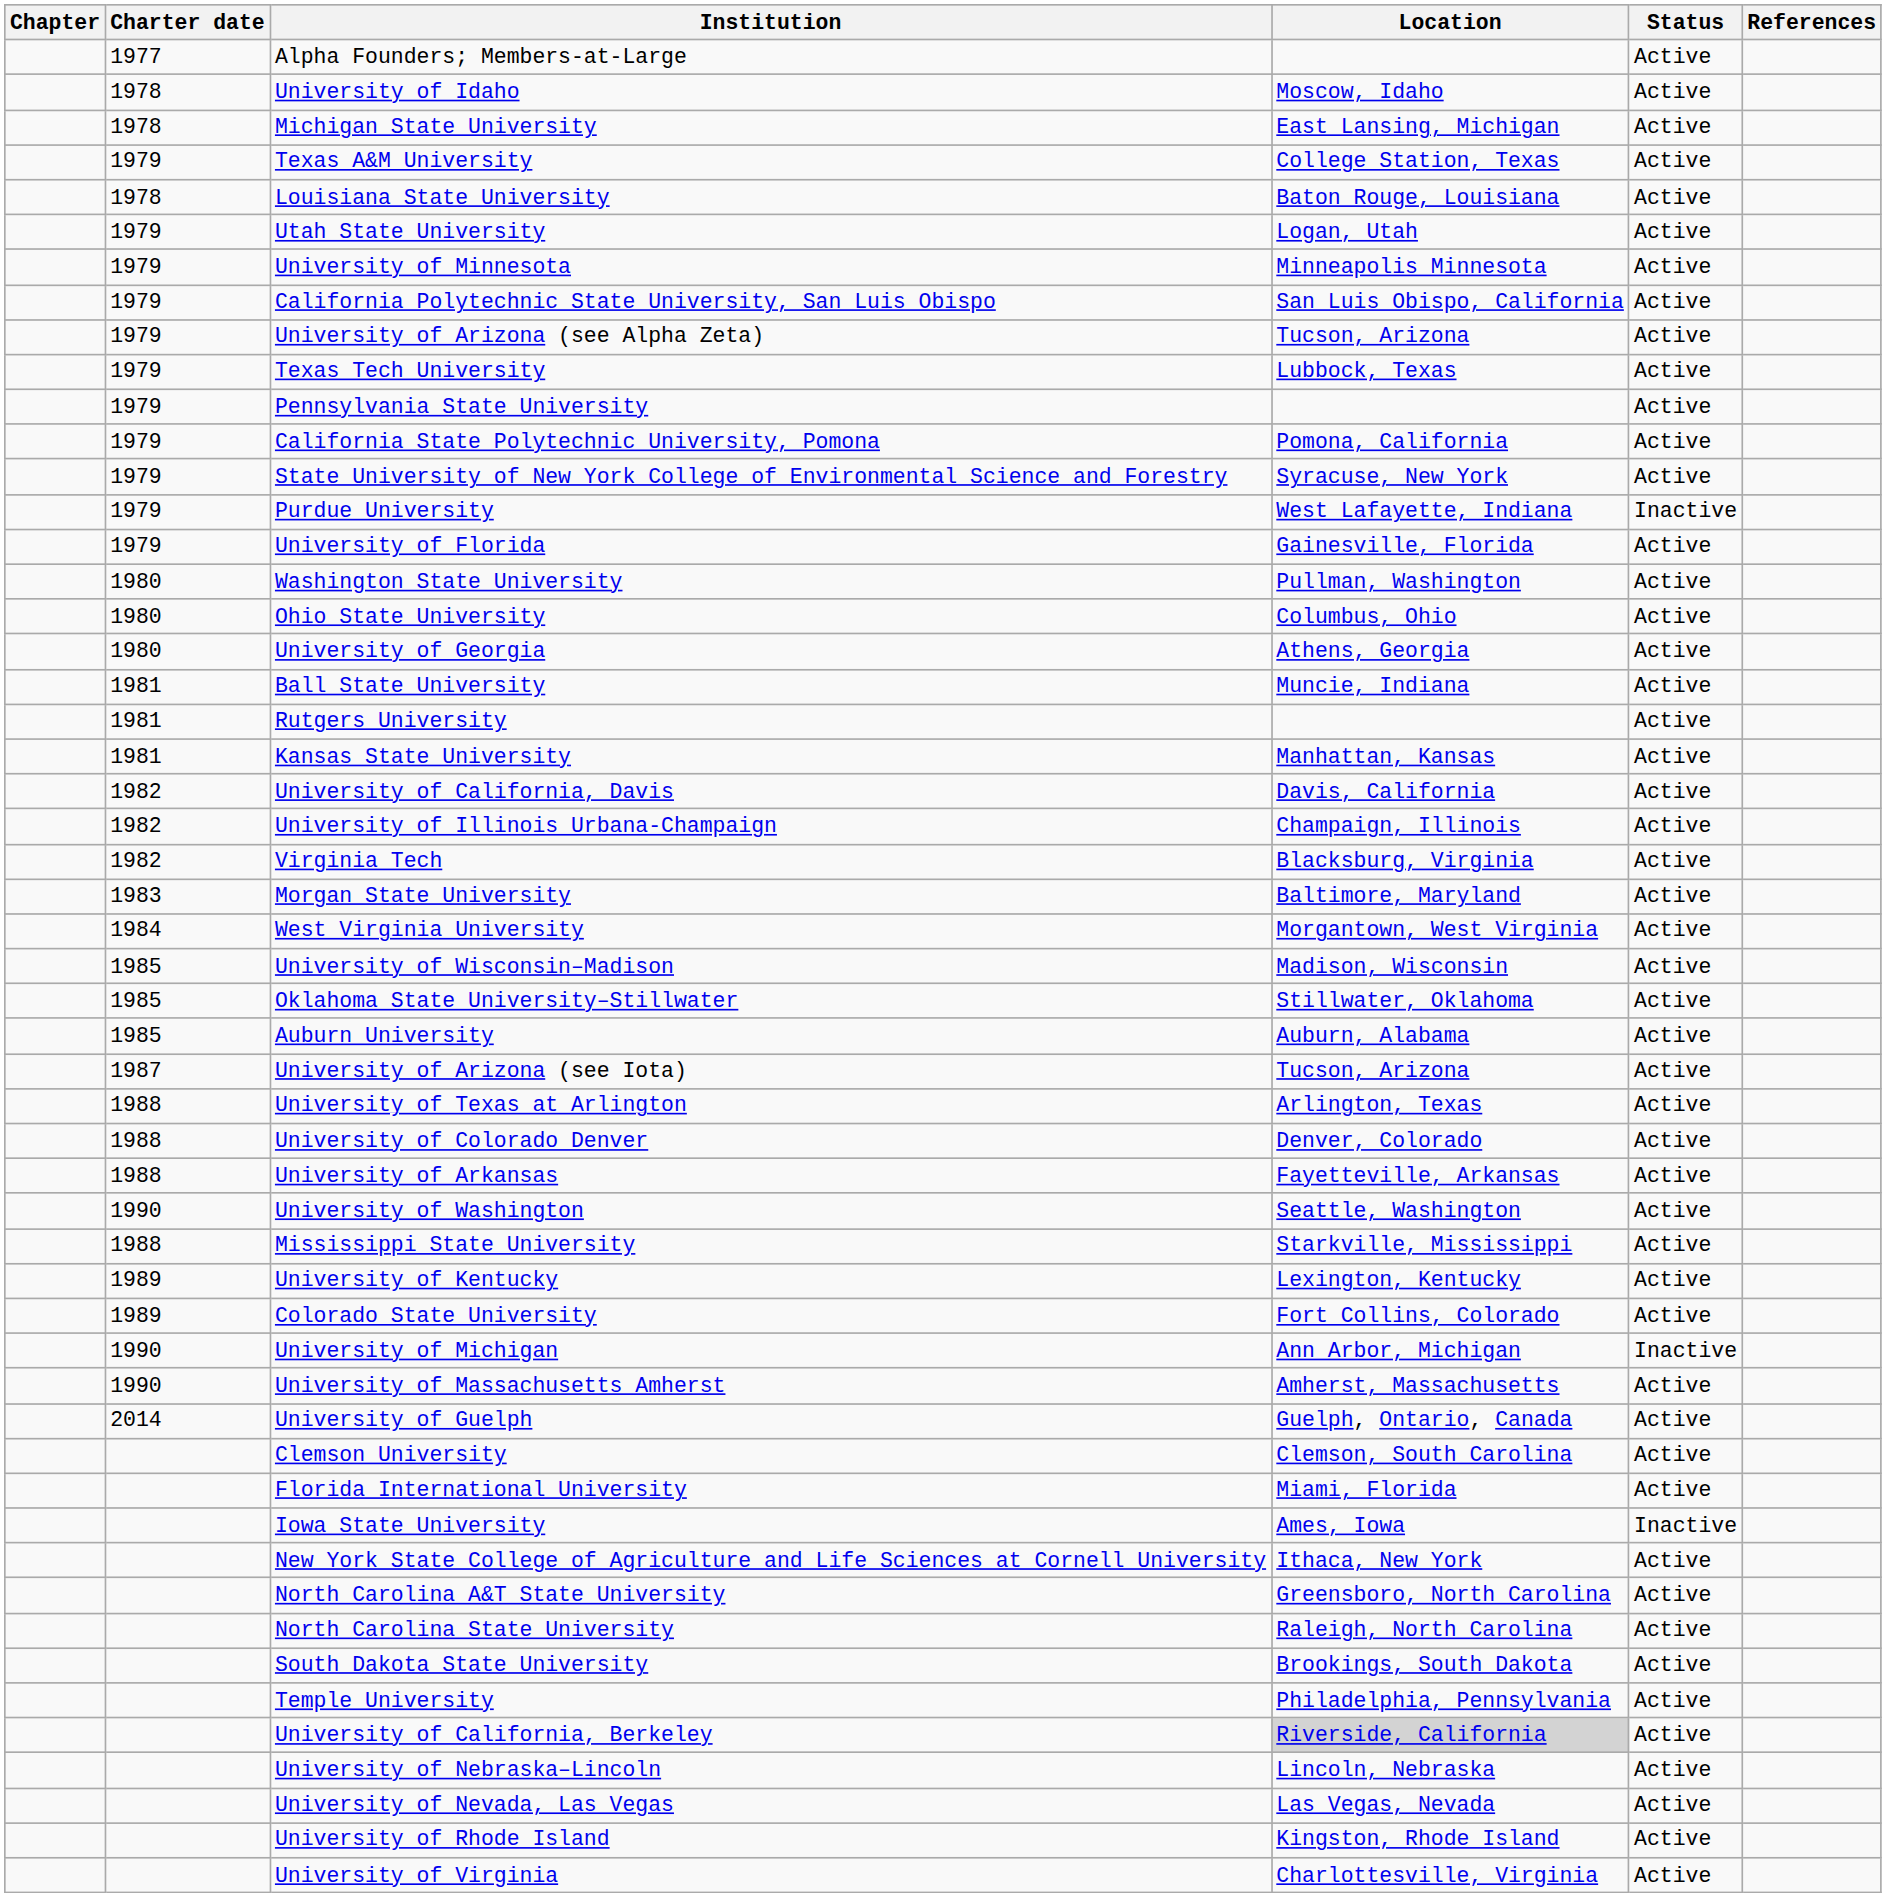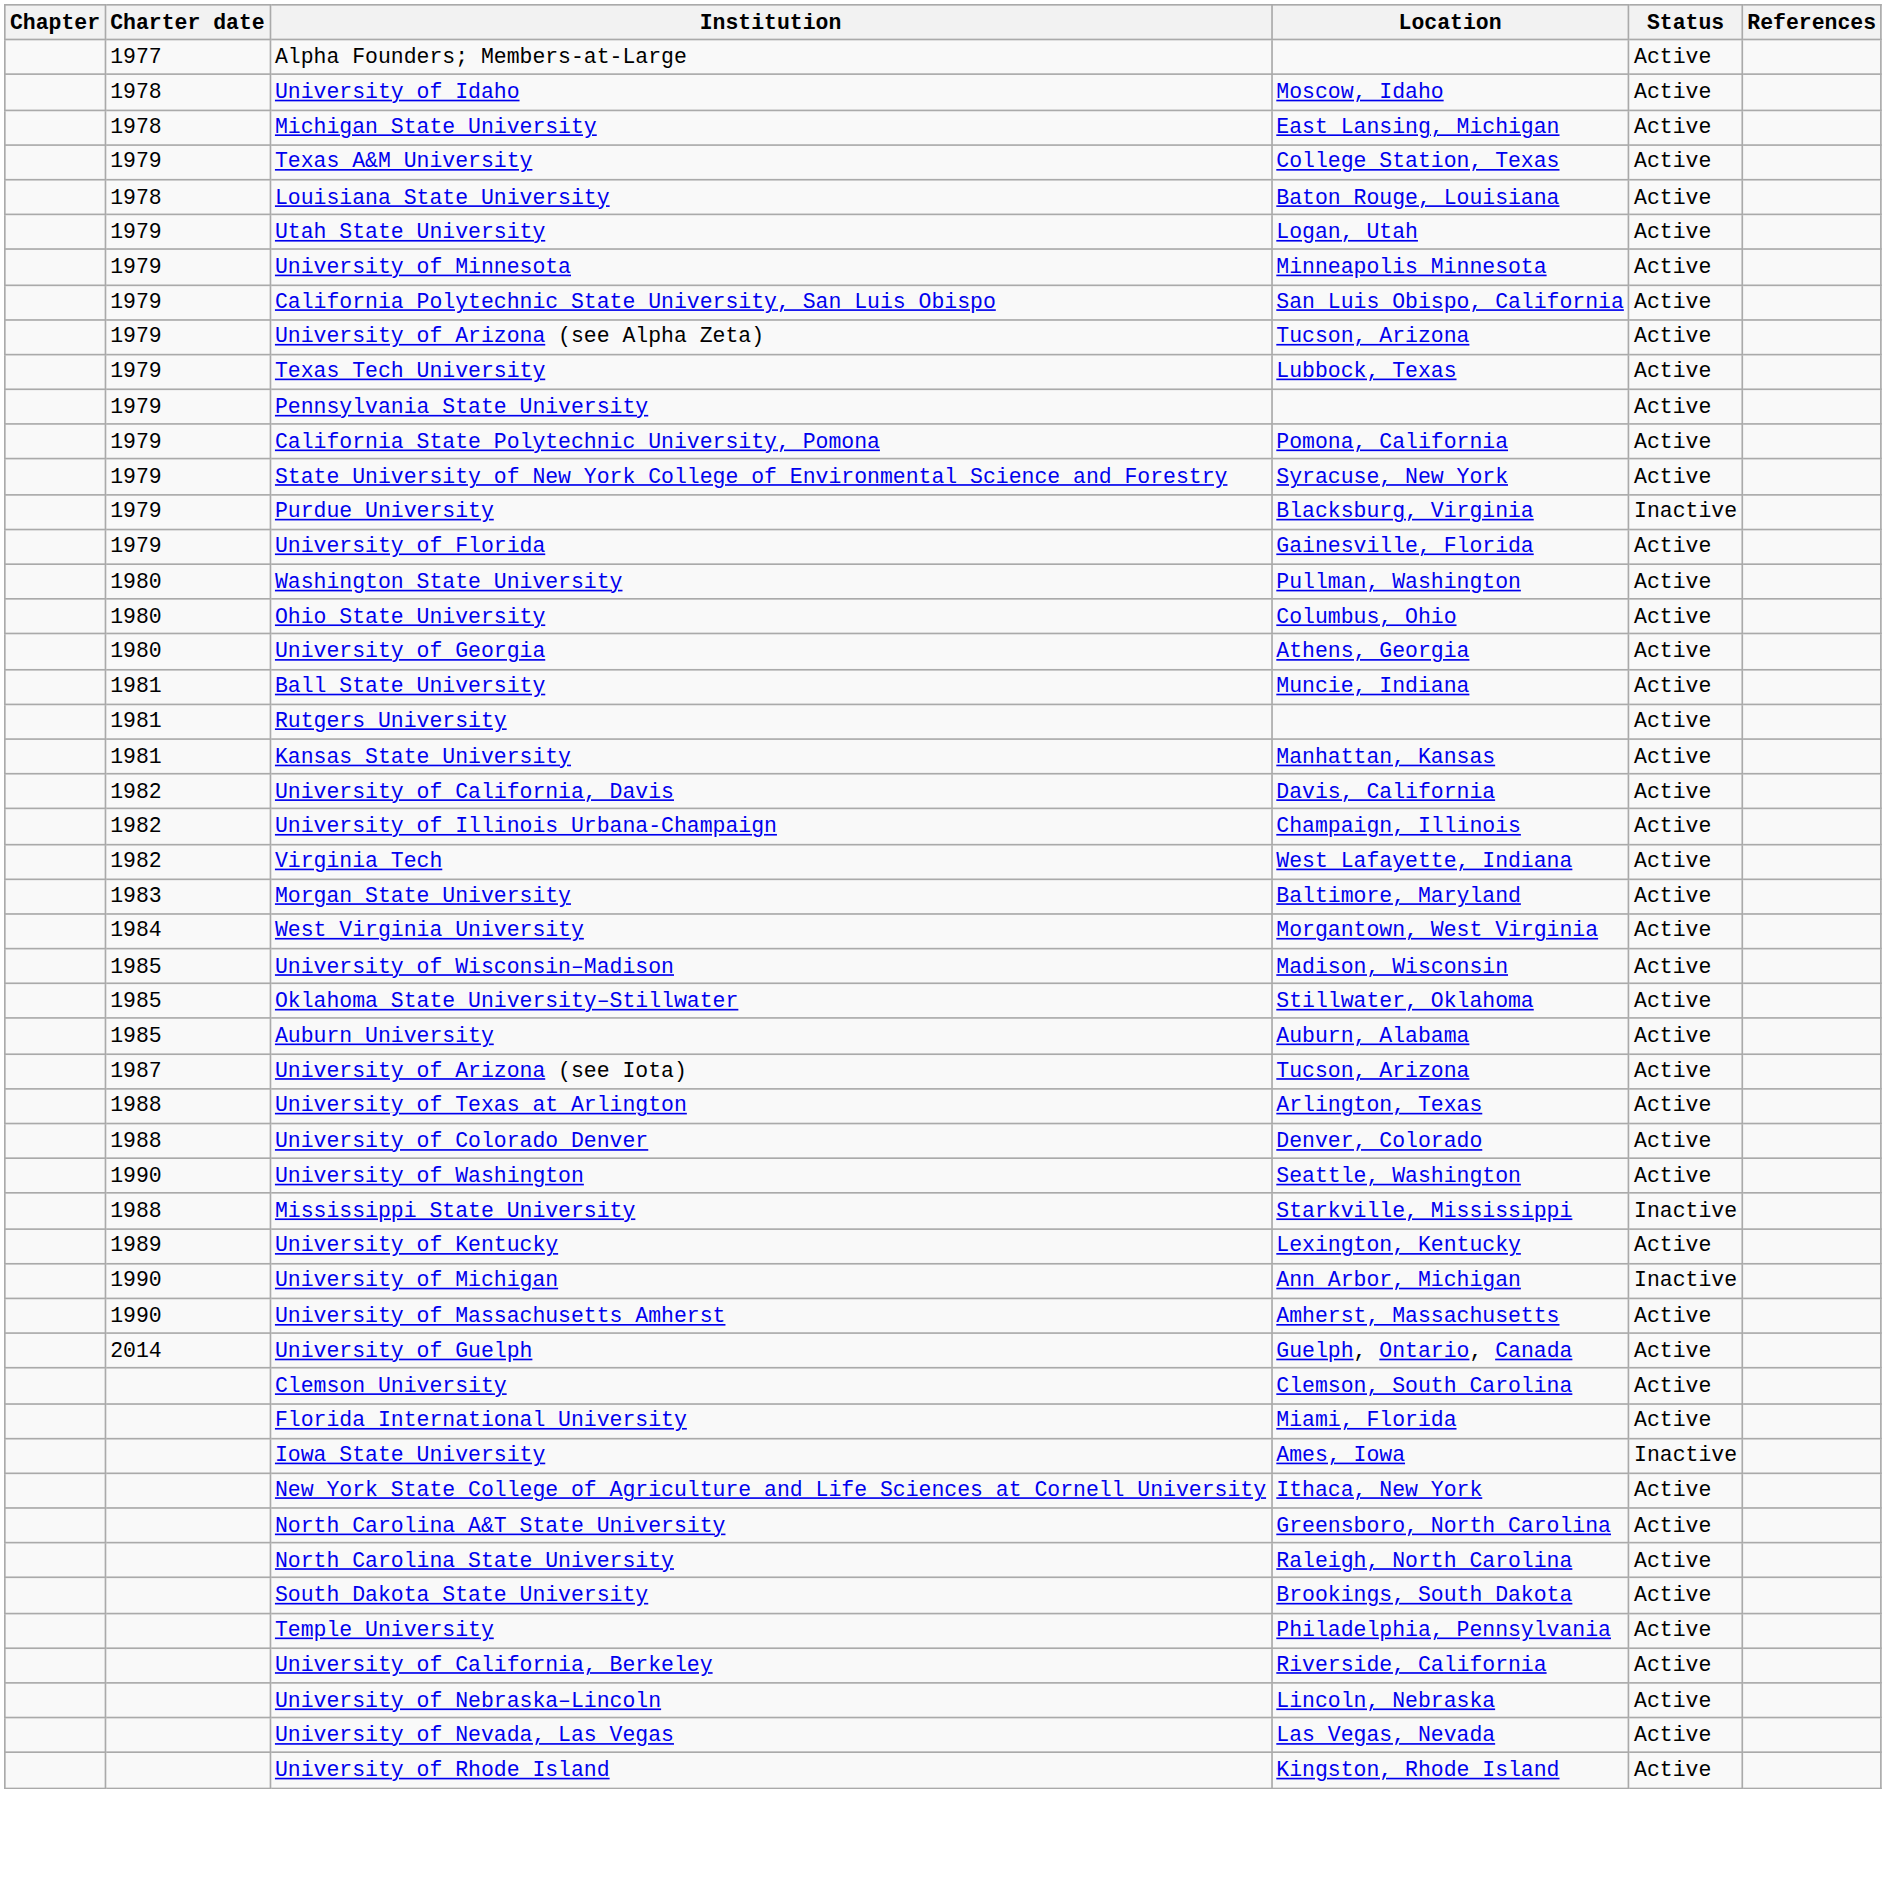(1424, 512) West Lafayette, Indiana -> (1405, 512) Blacksburg, Virginia
(1405, 861) Blacksburg, Virginia -> (1424, 861) West Lafayette, Indiana
- row: (417, 1176)
(1673, 1246) Active -> (1686, 1211) Inactive
- row: (436, 1316)
(1411, 1735) lightgrey background -> (1411, 1665) no background
- row: (417, 1875)
